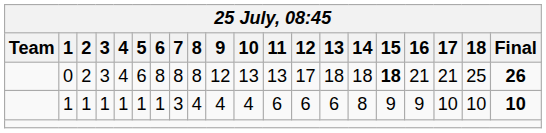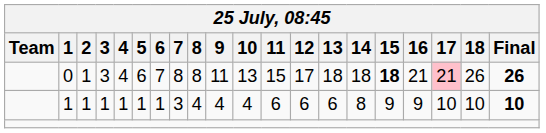(86, 76) 2 -> (86, 76) 1
(160, 76) 8 -> (160, 76) 7
(220, 76) 12 -> (220, 76) 11
(277, 76) 13 -> (276, 76) 15
(448, 76) no background -> (446, 76) pink background
(476, 76) 25 -> (475, 76) 26
